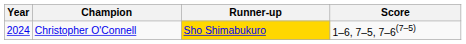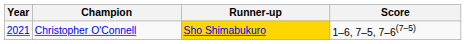(18, 31) 2024 -> (18, 31) 2021
